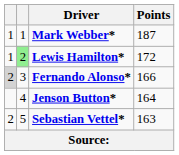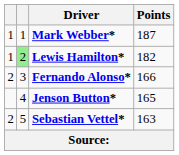(146, 56) 172 -> (146, 56) 182
(11, 77) lightgrey background -> (11, 77) no background
(146, 97) 164 -> (146, 97) 165
